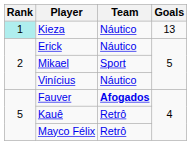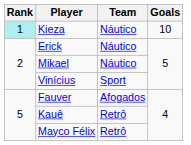(169, 30) 13 -> (165, 30) 10
(113, 64) Sport -> (118, 64) Náutico
(118, 81) Náutico -> (113, 81) Sport
(125, 98) bold -> (123, 98) normal
